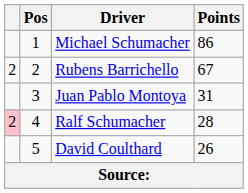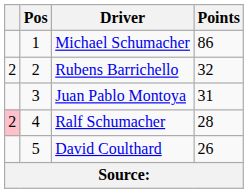(205, 69) 67 -> (205, 69) 32
